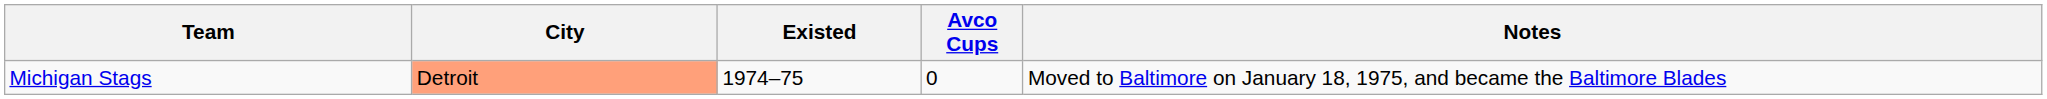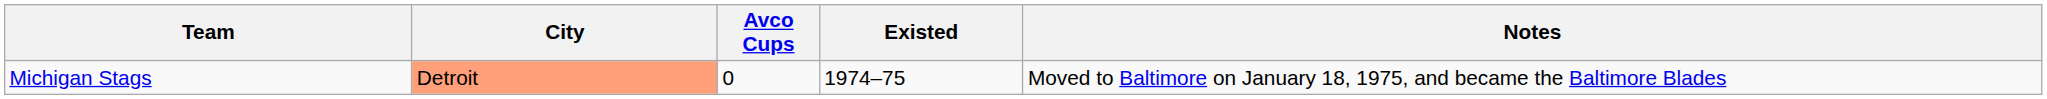columns swapped: (819, 32) <-> (972, 32)
